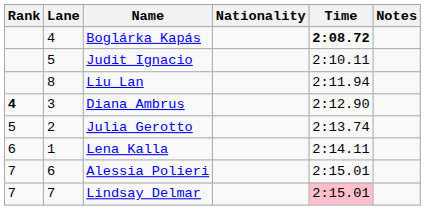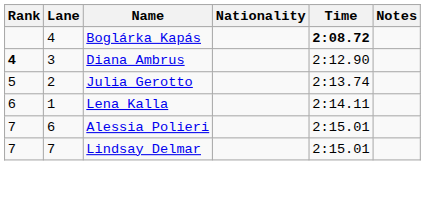- row: (140, 60)
- row: (115, 82)
(341, 194) pink background -> (341, 149) no background
